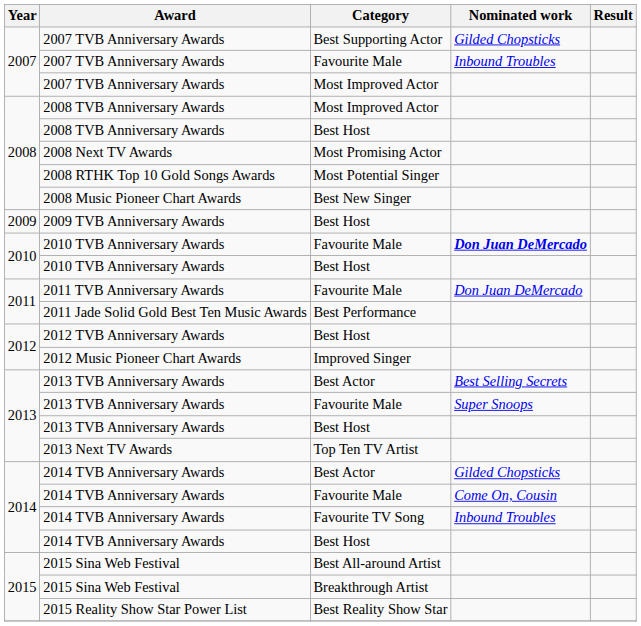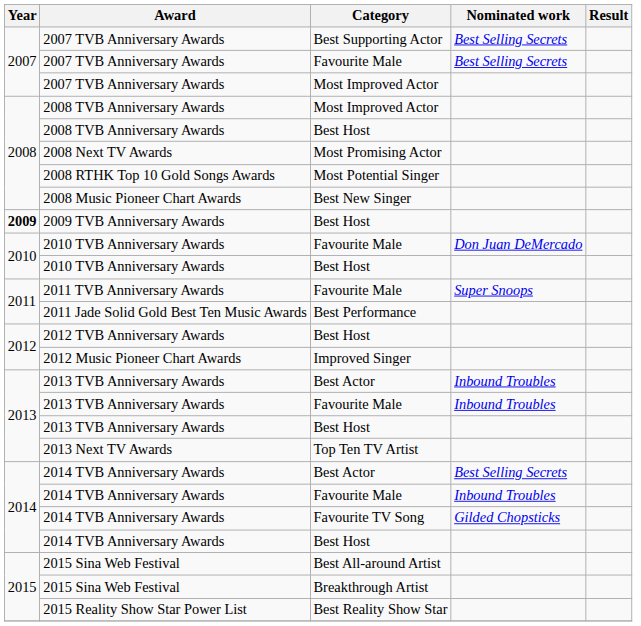(507, 38) Gilded Chopsticks -> (511, 38) Best Selling Secrets
(505, 61) Inbound Troubles -> (511, 61) Best Selling Secrets
(22, 221) normal -> (22, 221) bold
(521, 244) bold -> (518, 244) normal
(518, 289) Don Juan DeMercado -> (494, 289) Super Snoops
(511, 381) Best Selling Secrets -> (505, 381) Inbound Troubles
(494, 404) Super Snoops -> (505, 404) Inbound Troubles
(507, 472) Gilded Chopsticks -> (511, 472) Best Selling Secrets
(506, 495) Come On, Cousin -> (505, 495) Inbound Troubles
(505, 518) Inbound Troubles -> (507, 518) Gilded Chopsticks
